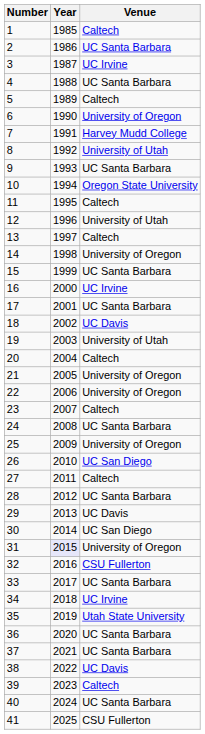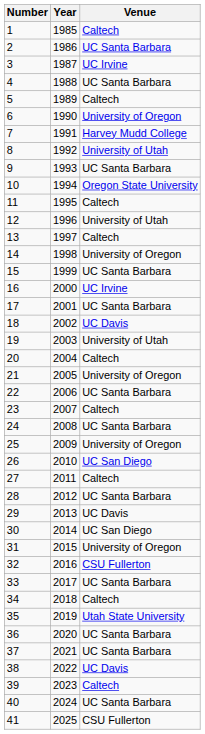(132, 392) University of Oregon -> (127, 392) UC Santa Barbara
(65, 548) lavender background -> (65, 548) no background
(105, 599) UC Irvine -> (101, 599) Caltech
